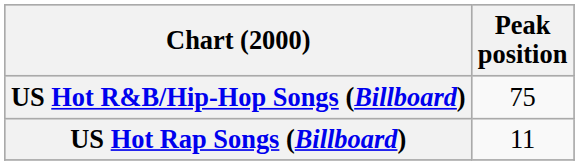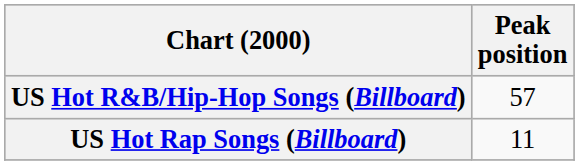(523, 97) 75 -> (523, 97) 57
